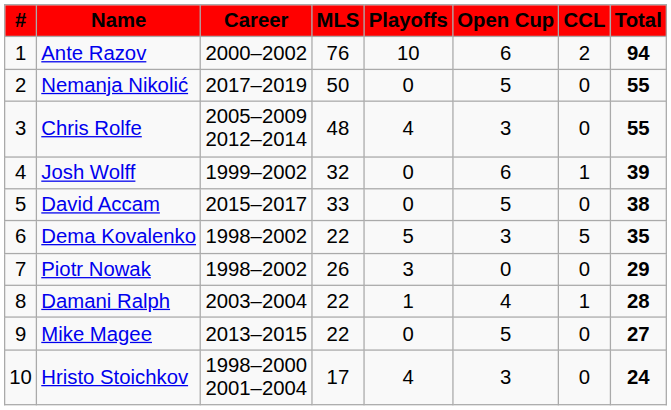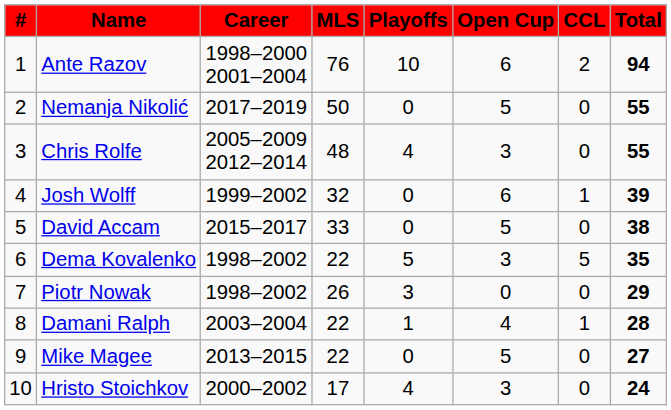(256, 52) 2000–2002 -> (256, 64) 1998–2000 2001–2004
(256, 377) 1998–2000 2001–2004 -> (256, 388) 2000–2002
